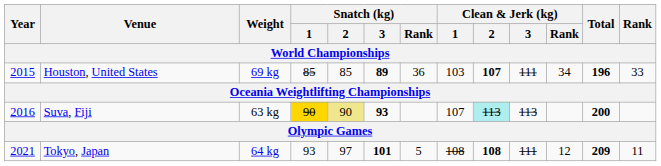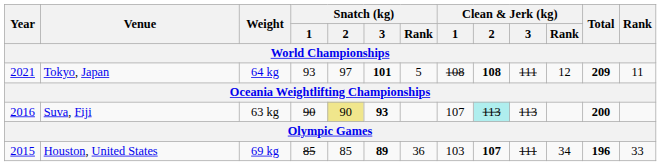rows swapped: (101, 72) <-> (76, 151)
(309, 111) gold background -> (309, 111) no background
